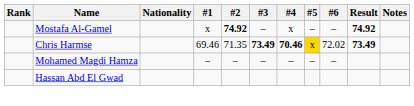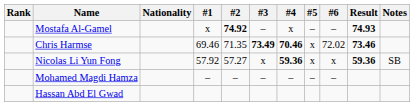(364, 28) 74.92 -> (364, 28) 74.93
(312, 45) gold background -> (312, 45) no background
(364, 45) 73.49 -> (364, 45) 73.46
+ row: (78, 61)
